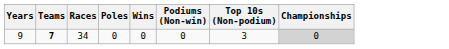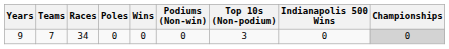+ column: (324, 17)
(52, 37) bold -> (52, 37) normal
